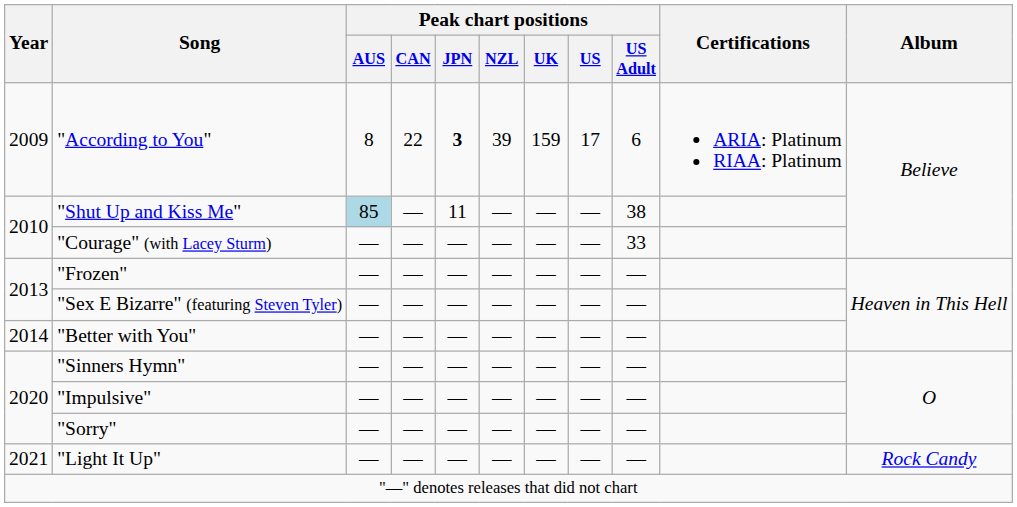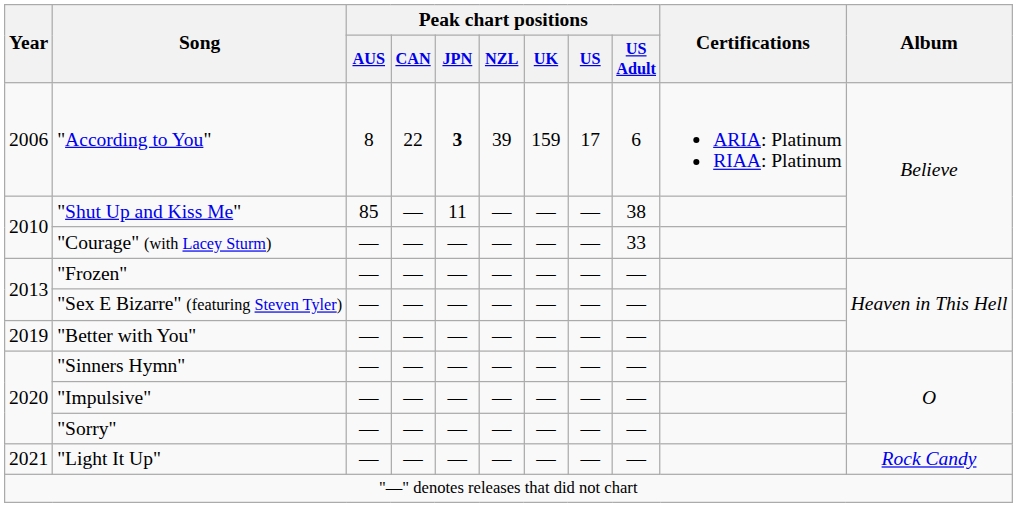(29, 139) 2009 -> (29, 139) 2006
(369, 211) lightblue background -> (369, 211) no background
(29, 335) 2014 -> (29, 335) 2019
